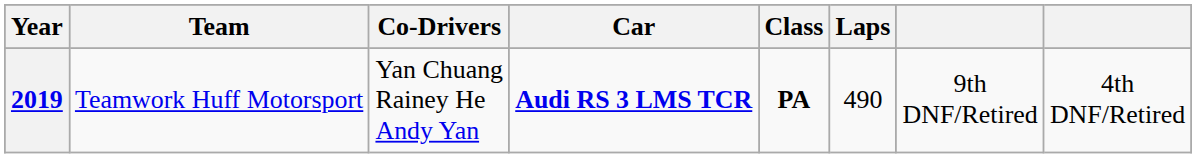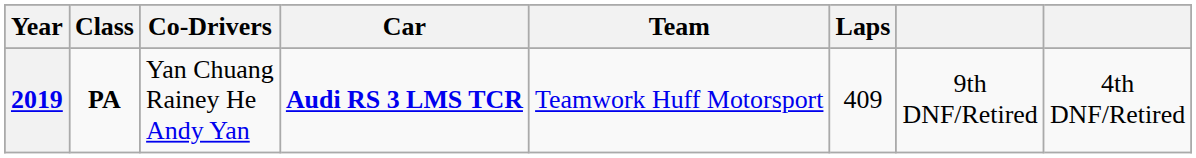columns swapped: (219, 26) <-> (794, 26)
(863, 99) 490 -> (863, 99) 409
